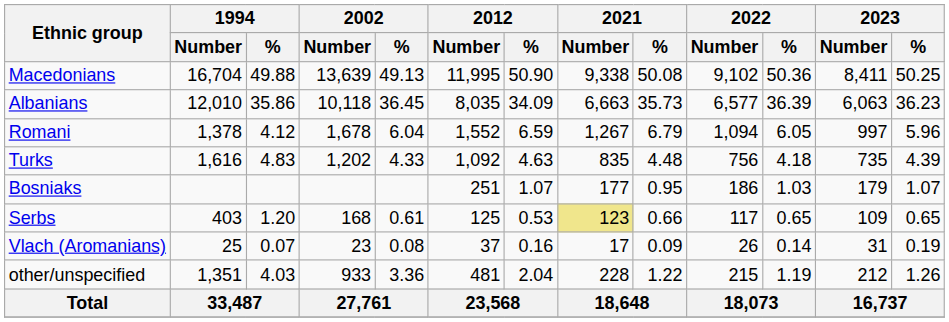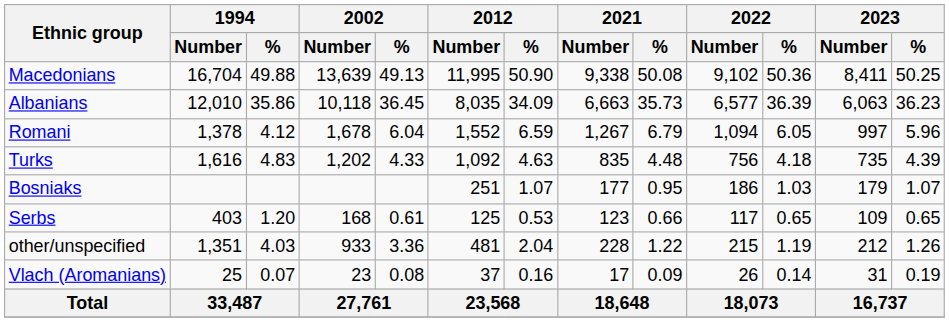(614, 217) khaki background -> (614, 217) no background
rows swapped: (87, 246) <-> (77, 274)
